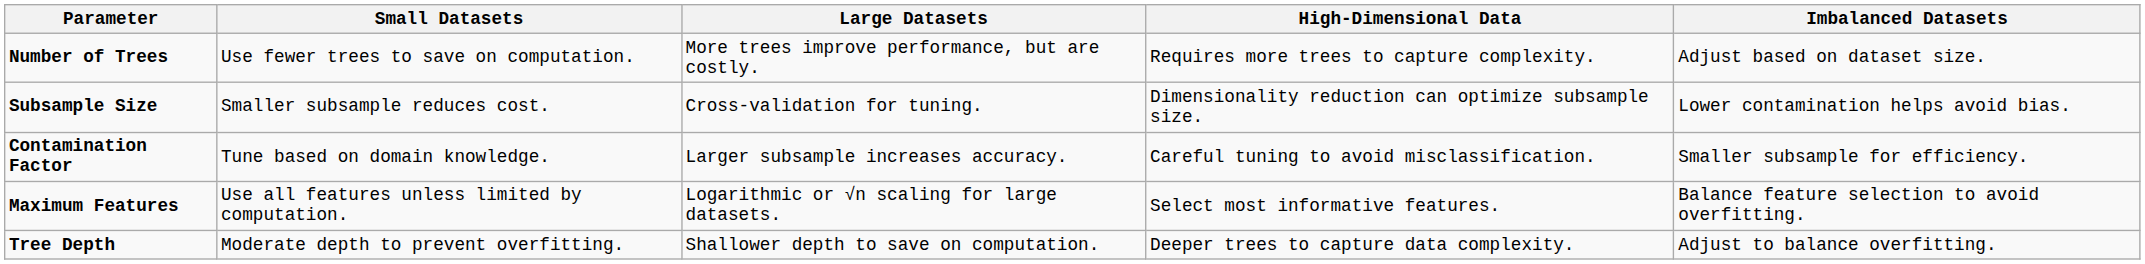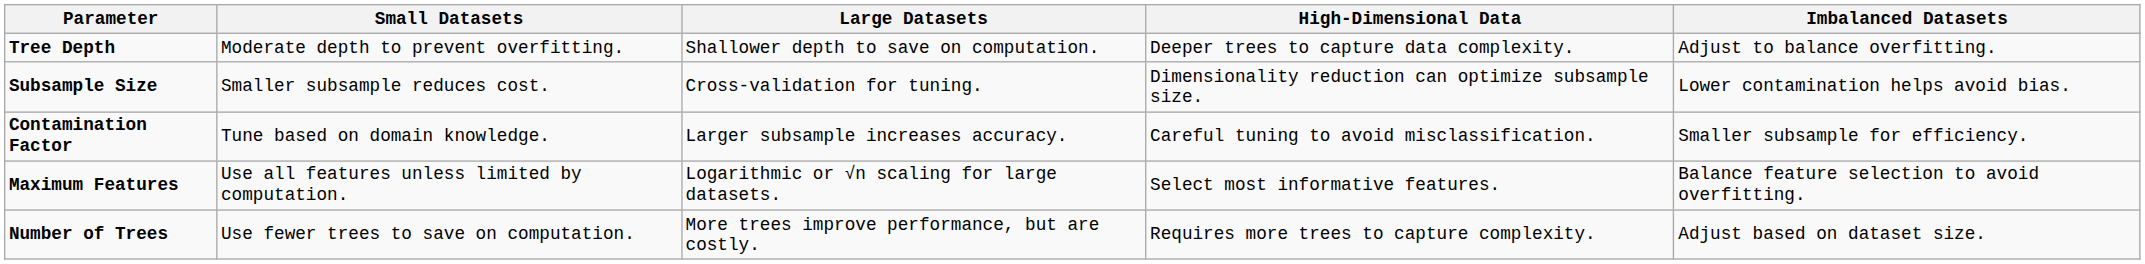rows swapped: (88, 58) <-> (62, 245)
